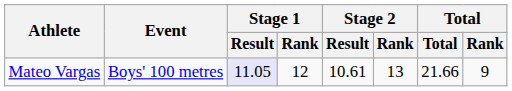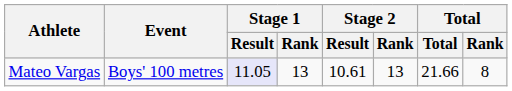(300, 72) 12 -> (300, 72) 13
(485, 72) 9 -> (485, 72) 8
